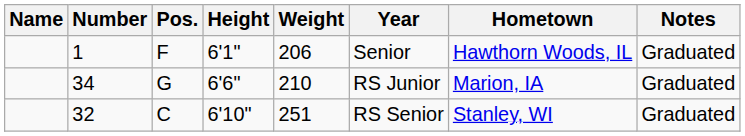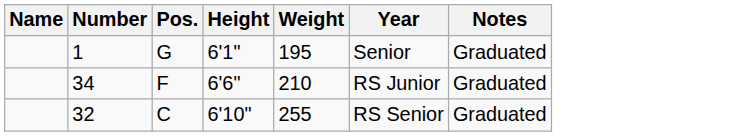- column: (543, 20)
(163, 51) F -> (164, 51) G
(295, 51) 206 -> (295, 51) 195
(164, 83) G -> (163, 83) F
(295, 114) 251 -> (295, 114) 255
